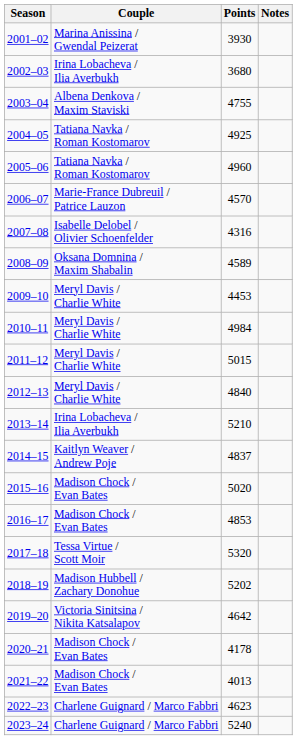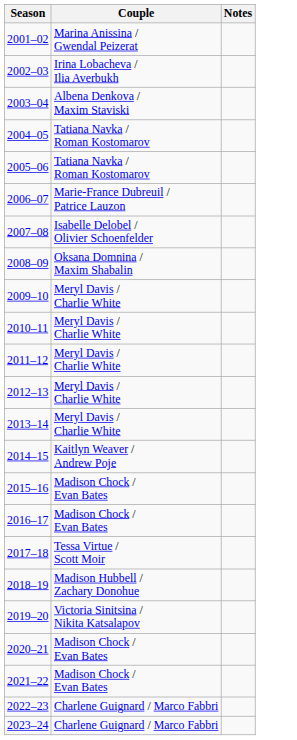- column: (240, 13)
(96, 424) Irina Lobacheva / Ilia Averbukh -> (87, 424) Meryl Davis / Charlie White
